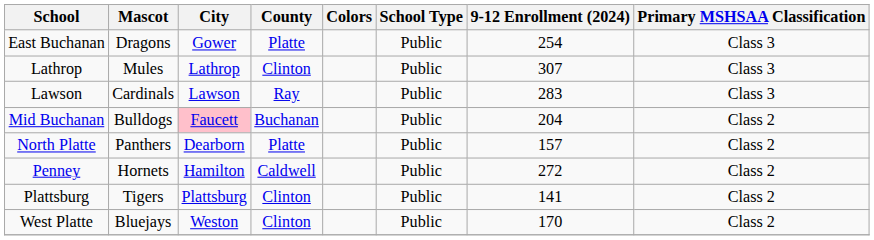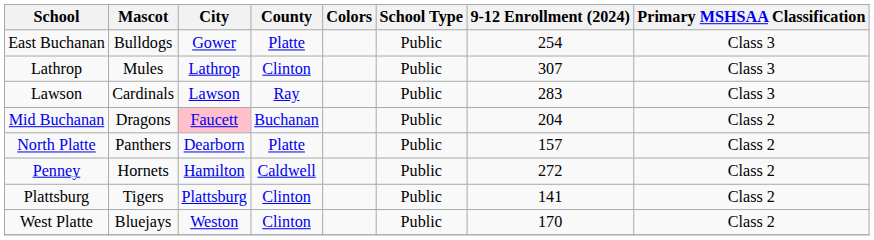(143, 42) Dragons -> (143, 42) Bulldogs
(143, 119) Bulldogs -> (143, 119) Dragons
